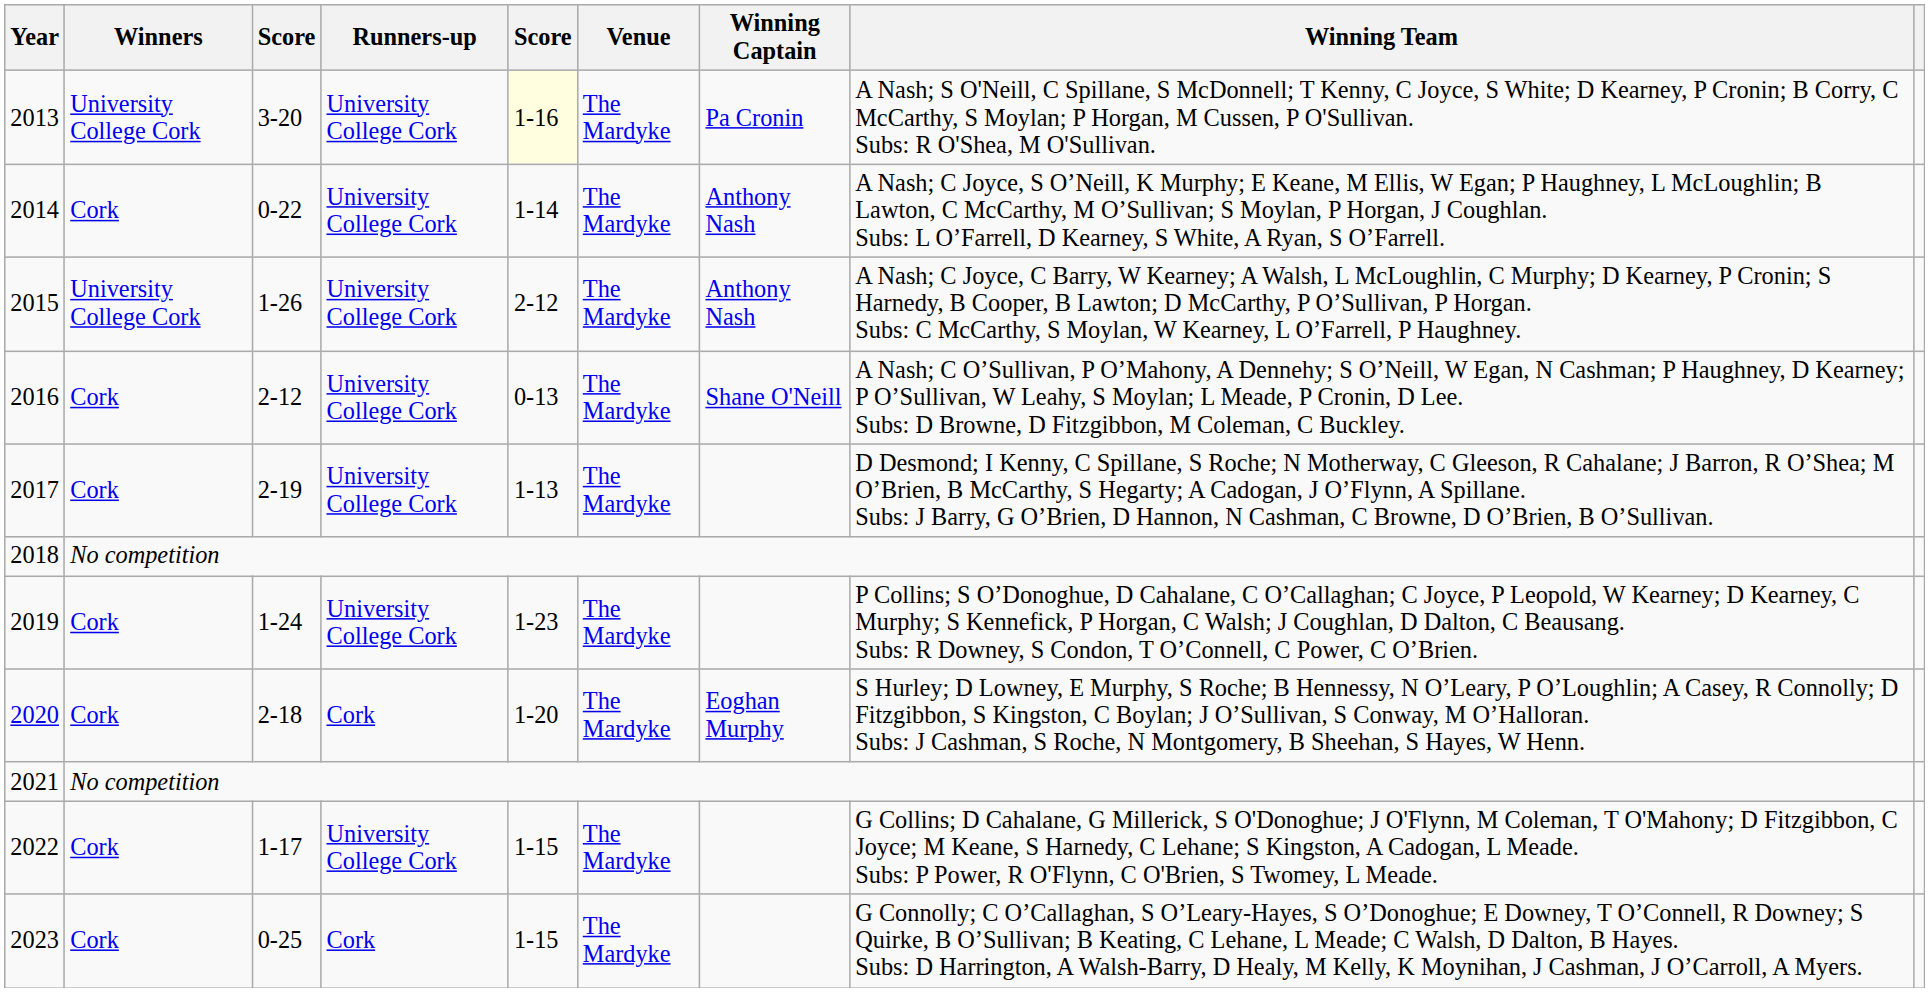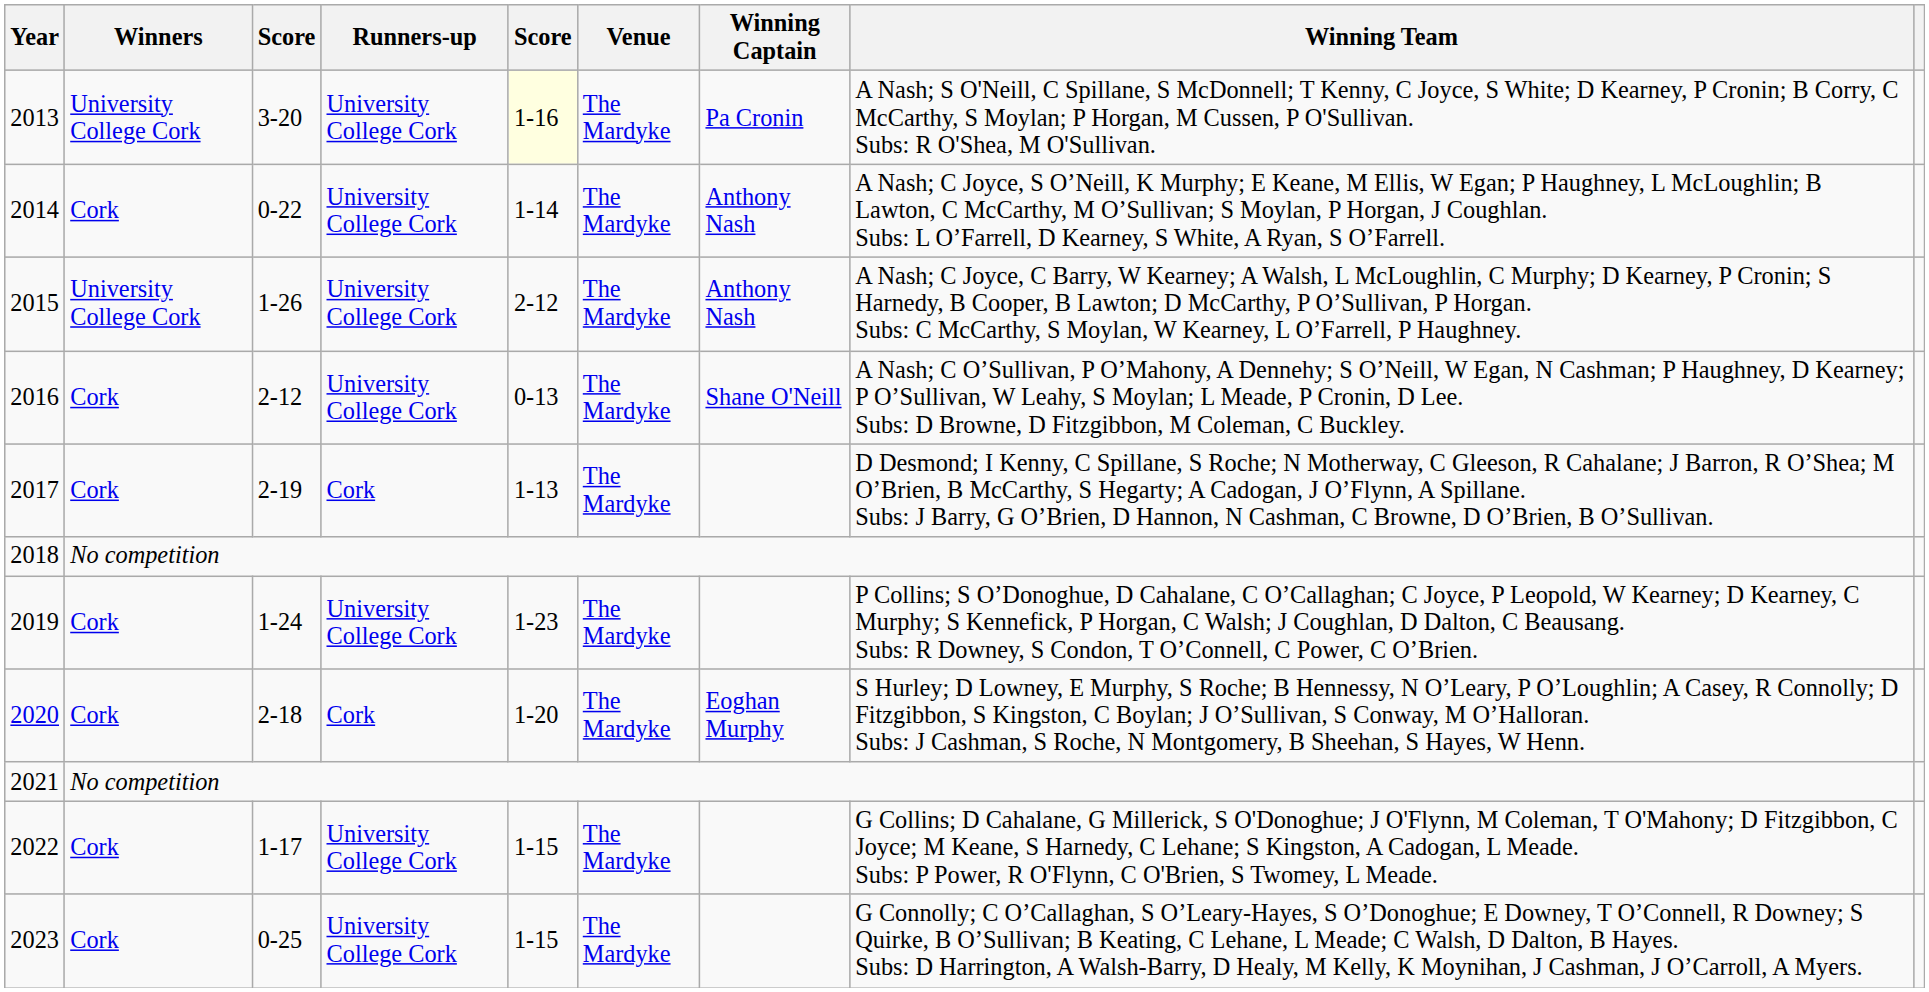(392, 490) University College Cork -> (351, 490) Cork
(351, 940) Cork -> (392, 940) University College Cork
